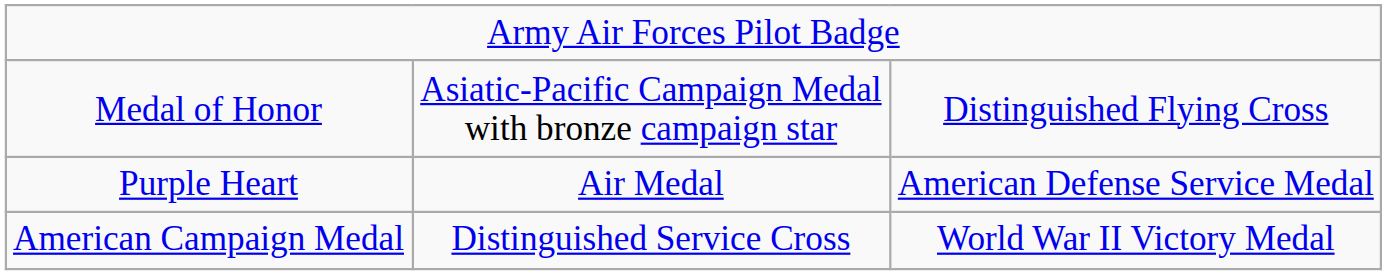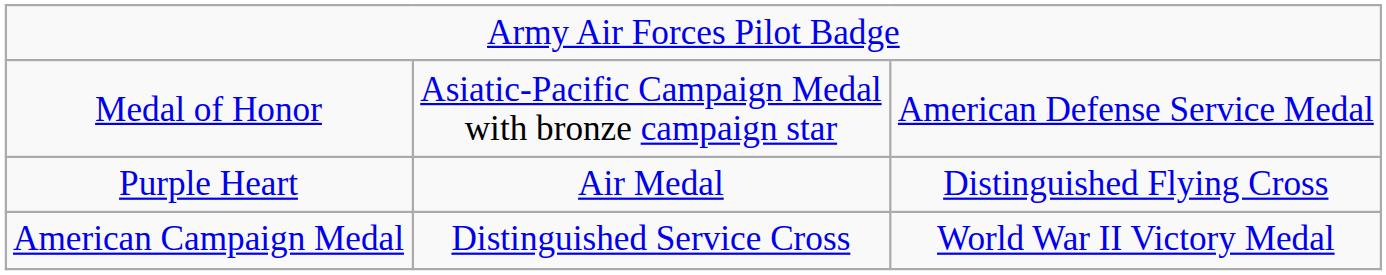(1136, 108) Distinguished Flying Cross -> (1136, 108) American Defense Service Medal
(1136, 183) American Defense Service Medal -> (1136, 183) Distinguished Flying Cross
